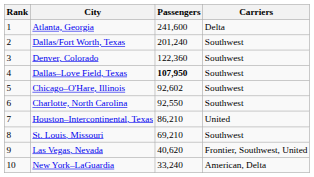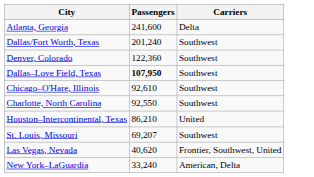- column: (17, 12)
(170, 88) 92,602 -> (144, 88) 92,610
(170, 134) 69,210 -> (144, 134) 69,207
